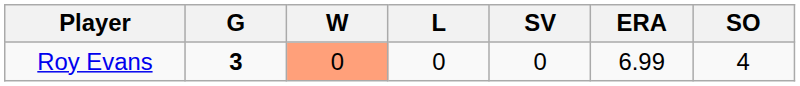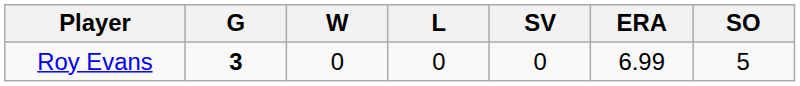(337, 61) lightsalmon background -> (337, 61) no background
(743, 61) 4 -> (743, 61) 5
